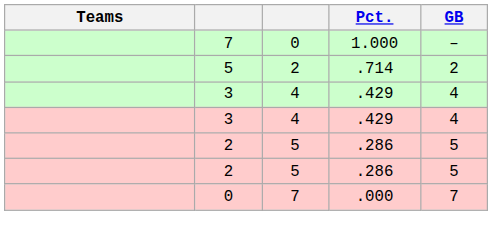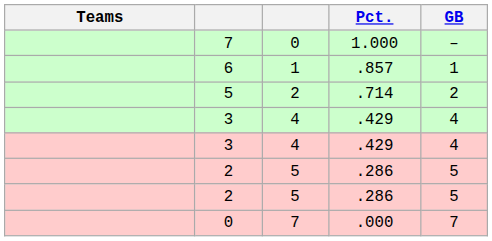+ row: (228, 69)
